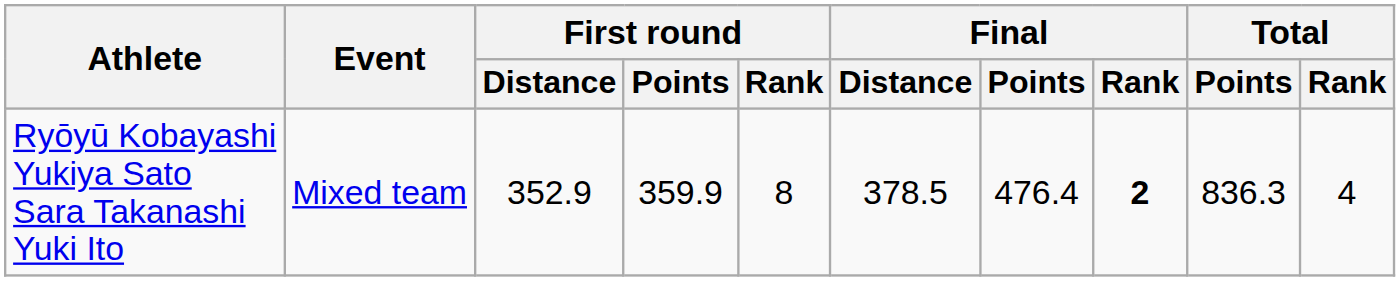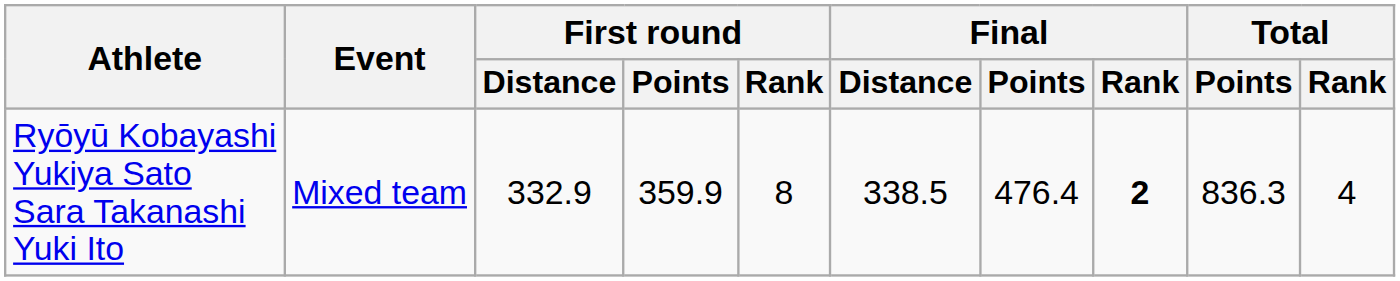(549, 193) 352.9 -> (549, 193) 332.9
(905, 193) 378.5 -> (905, 193) 338.5
